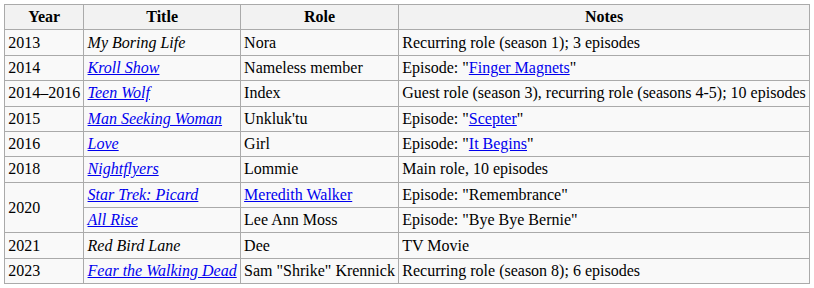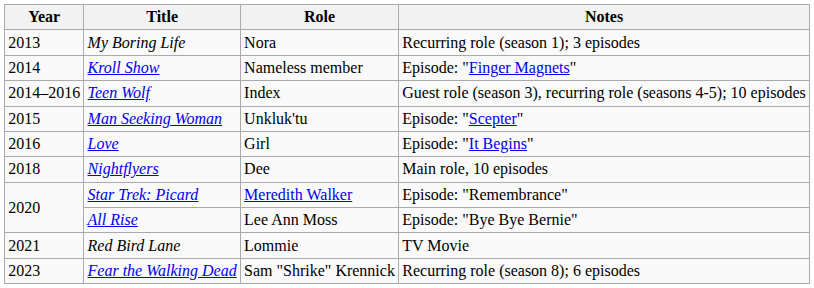(271, 169) Lommie -> (257, 169) Dee
(257, 245) Dee -> (271, 245) Lommie
